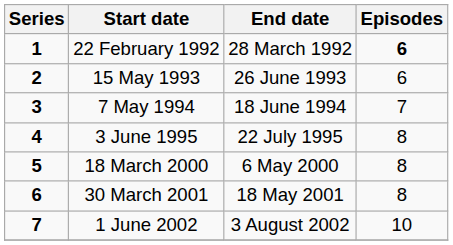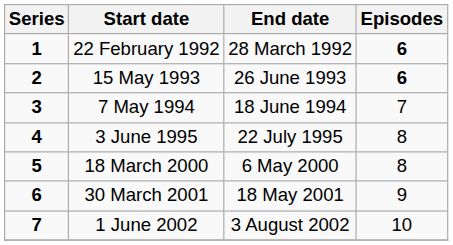(402, 78) normal -> (402, 78) bold
(402, 195) 8 -> (402, 195) 9
